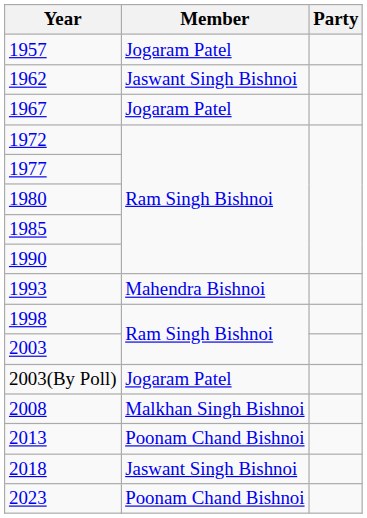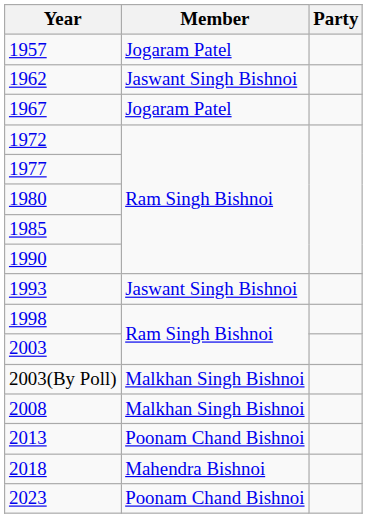(195, 288) Mahendra Bishnoi -> (211, 288) Jaswant Singh Bishnoi
(178, 378) Jogaram Patel -> (215, 378) Malkhan Singh Bishnoi
(211, 468) Jaswant Singh Bishnoi -> (195, 468) Mahendra Bishnoi
